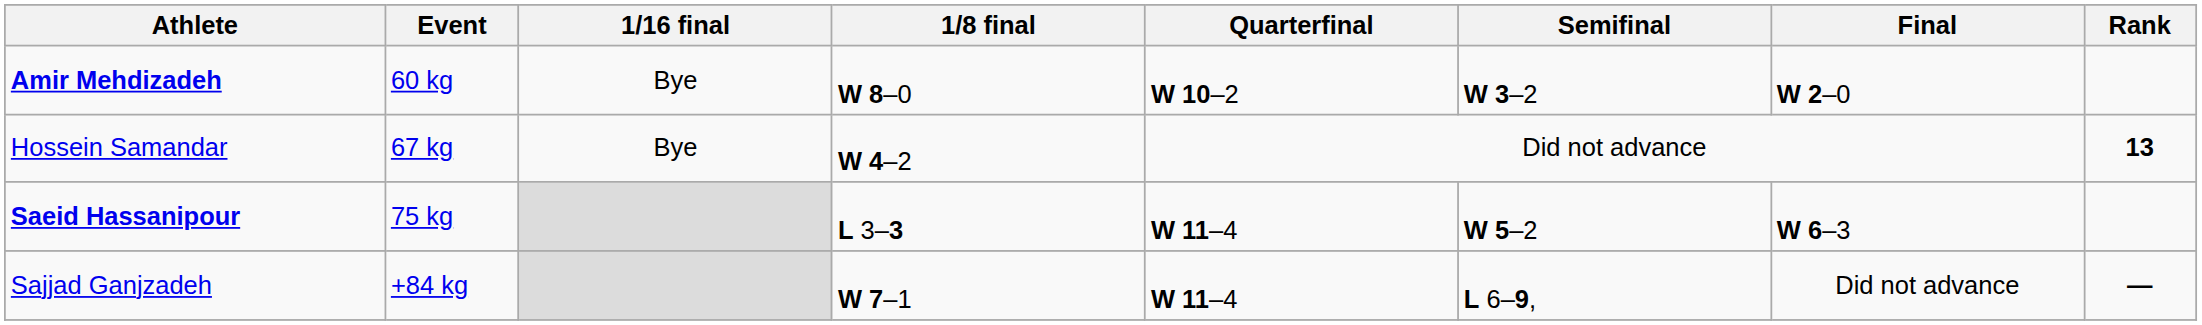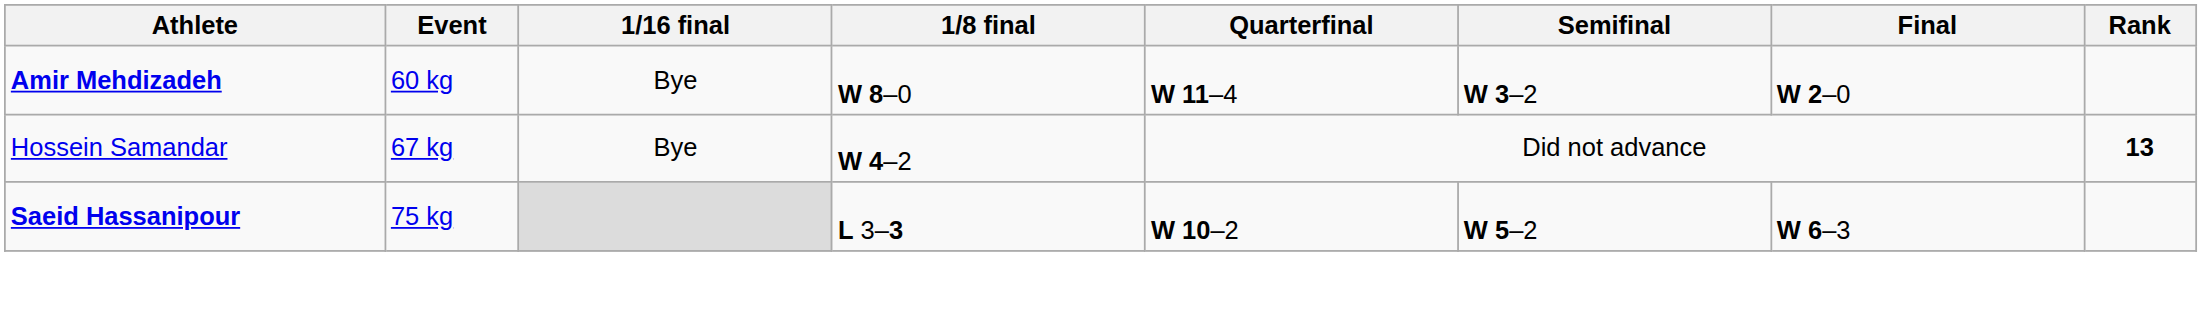(1195, 94) W 10–2 -> (1194, 94) W 11–4
(1194, 231) W 11–4 -> (1195, 231) W 10–2
- row: (111, 286)
